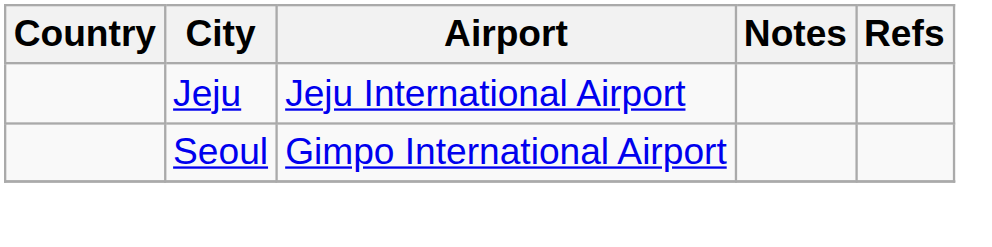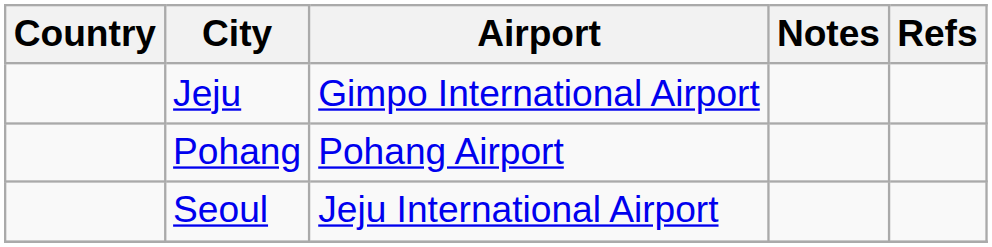(485, 92) Jeju International Airport -> (539, 92) Gimpo International Airport
+ row: (237, 151)
(506, 151) Gimpo International Airport -> (518, 210) Jeju International Airport
